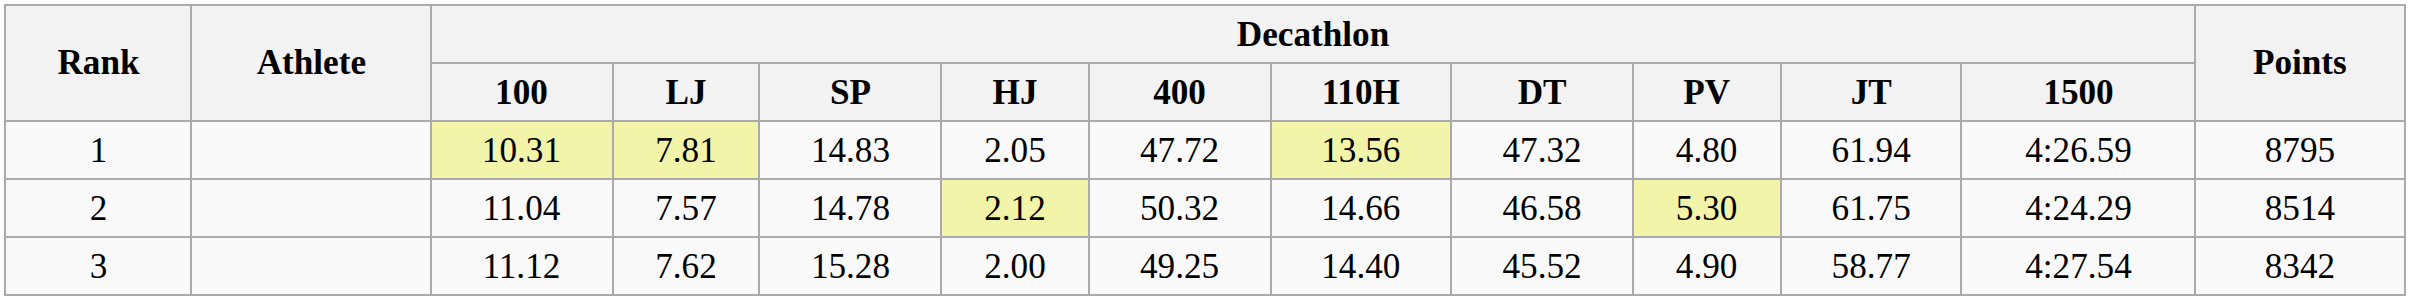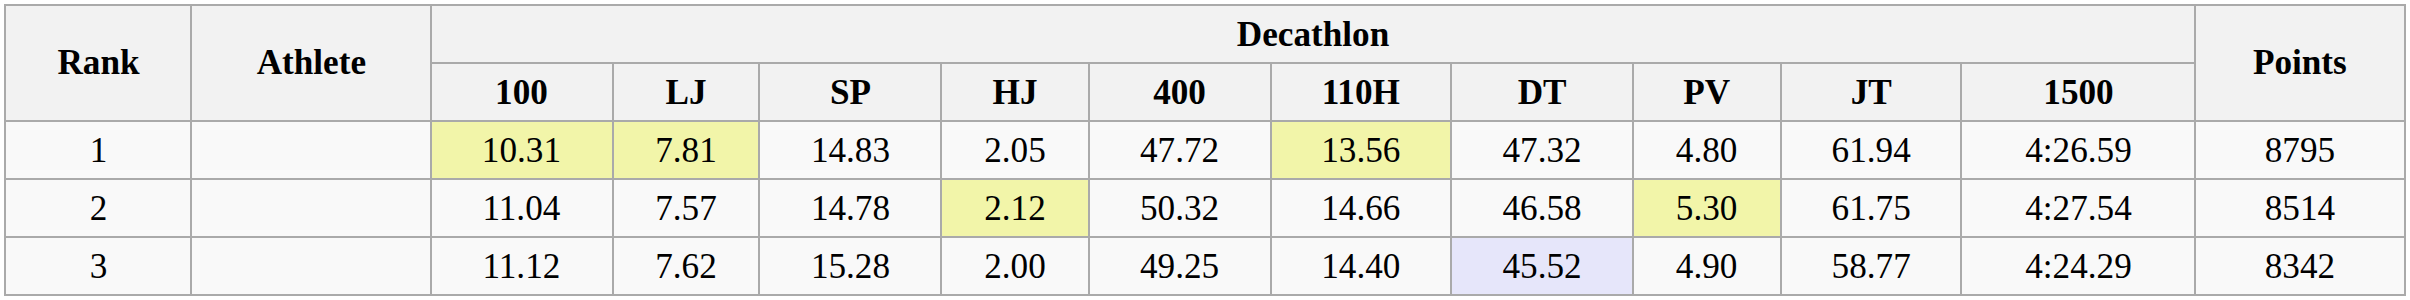(2078, 207) 4:24.29 -> (2078, 207) 4:27.54
(1542, 265) no background -> (1542, 265) lavender background
(2078, 265) 4:27.54 -> (2078, 265) 4:24.29
